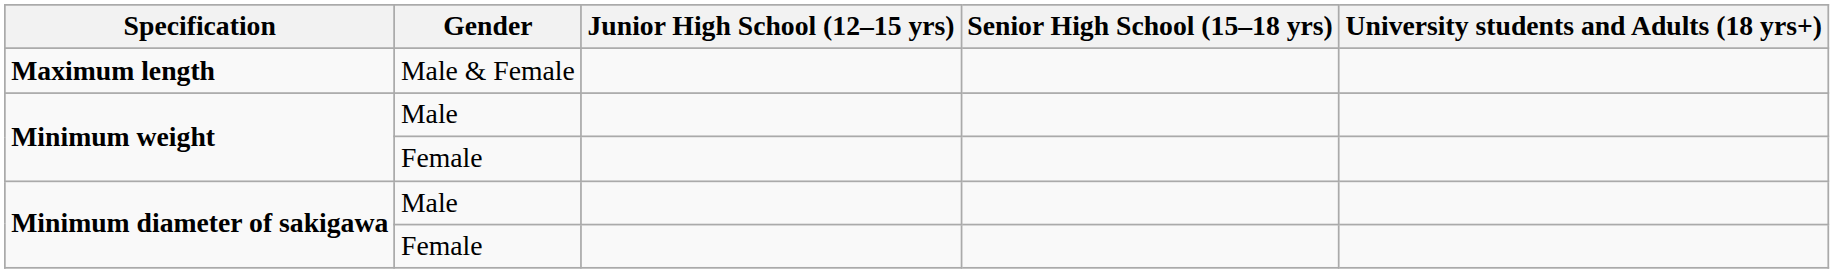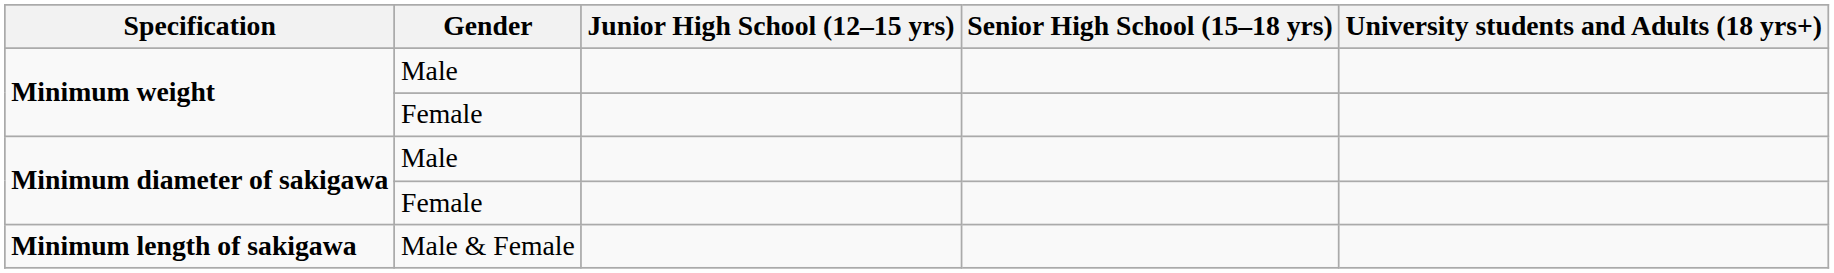- row: (113, 70)
+ row: (184, 245)
